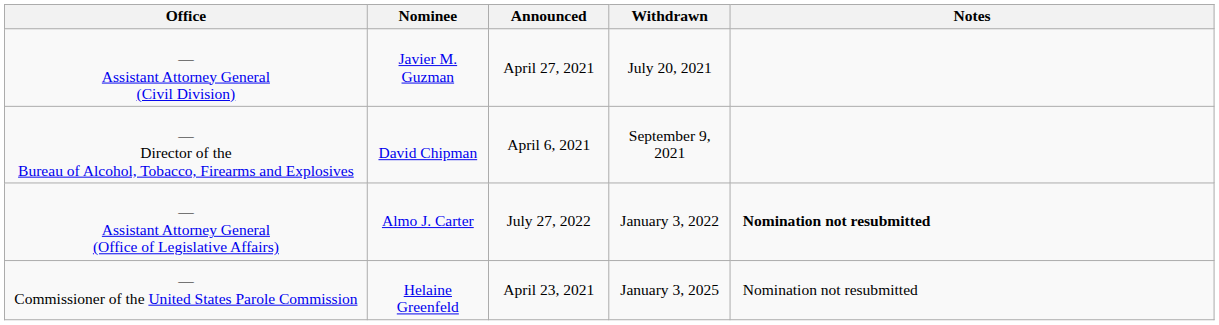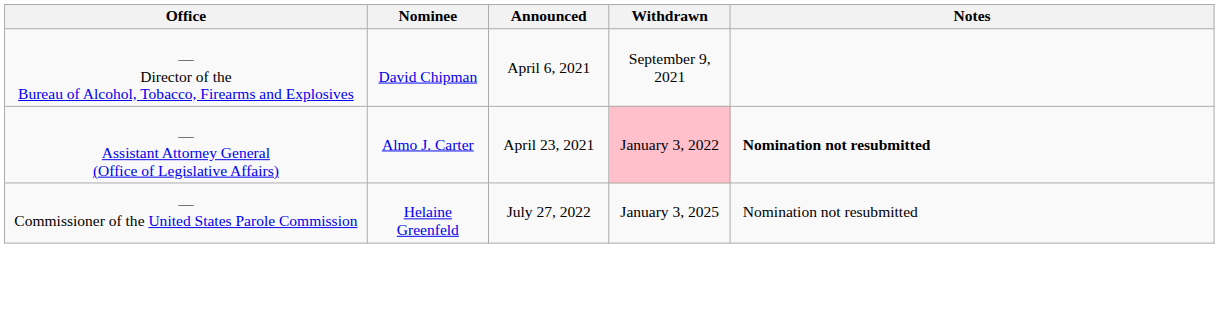- row: (186, 76)
(549, 221) July 27, 2022 -> (549, 144) April 23, 2021
(670, 221) no background -> (670, 144) pink background
(549, 289) April 23, 2021 -> (549, 212) July 27, 2022
